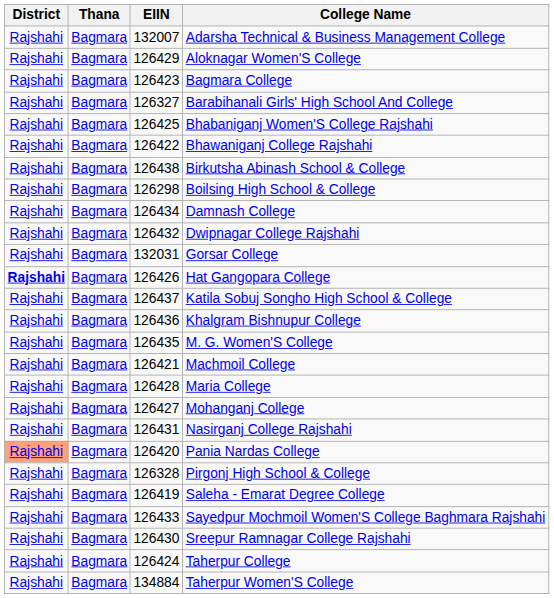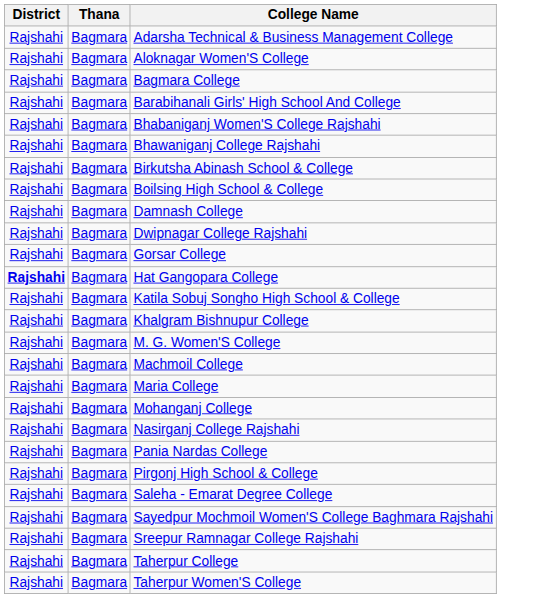- column: (156, 15)
(36, 451) lightsalmon background -> (36, 451) no background
